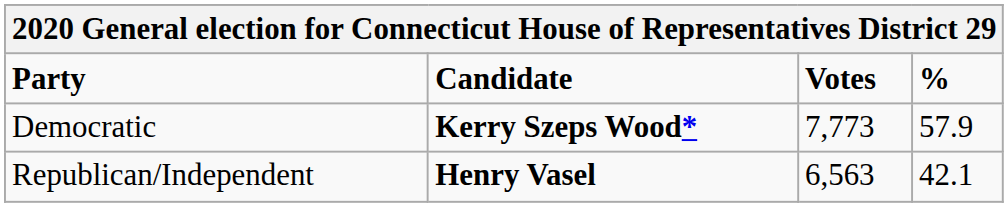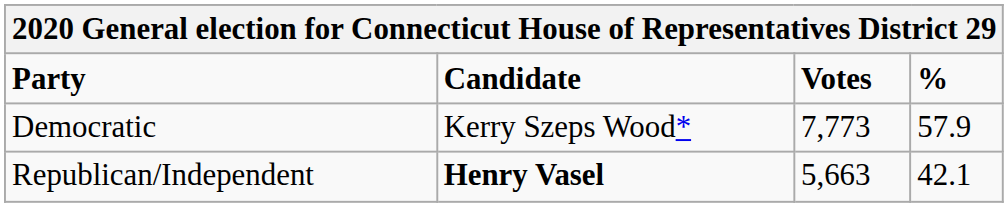(566, 126) bold -> (567, 126) normal
(840, 175) 6,563 -> (836, 175) 5,663
